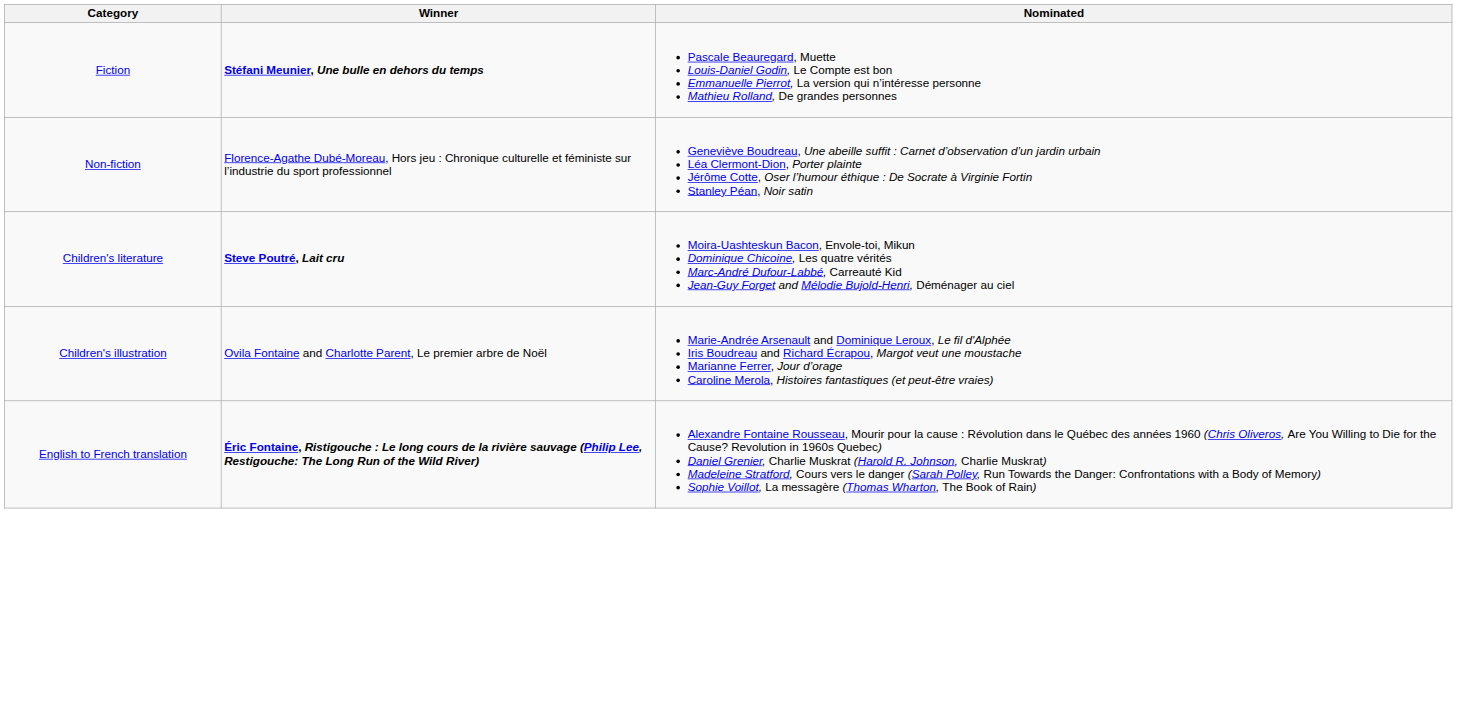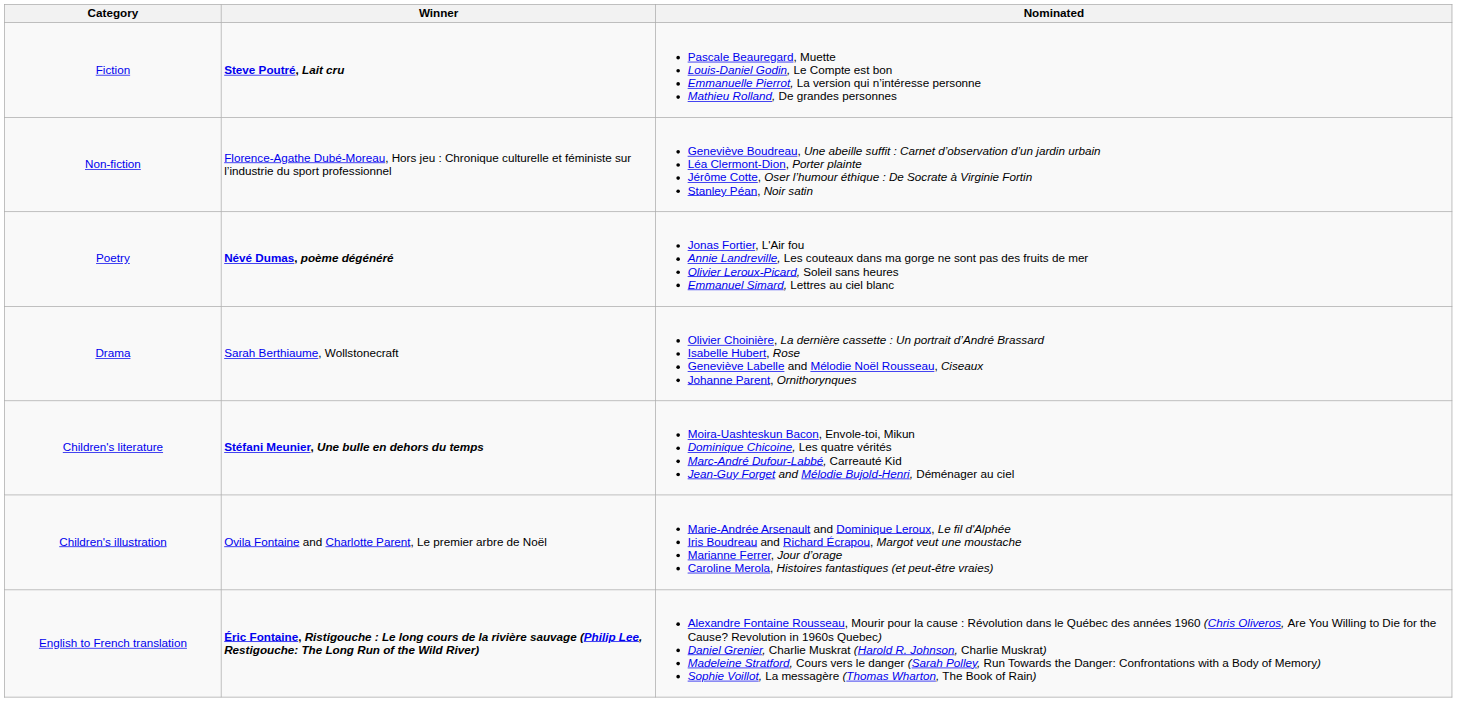(354, 70) Stéfani Meunier, Une bulle en dehors du temps -> (284, 70) Steve Poutré, Lait cru
+ row: (113, 259)
+ row: (113, 353)
(284, 259) Steve Poutré, Lait cru -> (354, 448) Stéfani Meunier, Une bulle en dehors du temps
